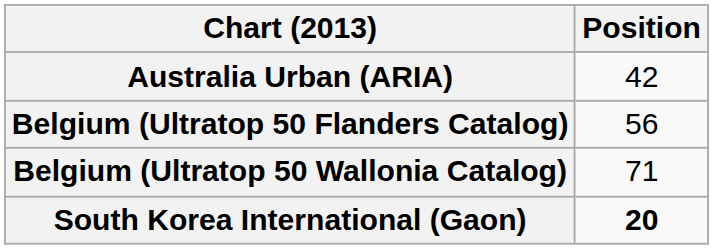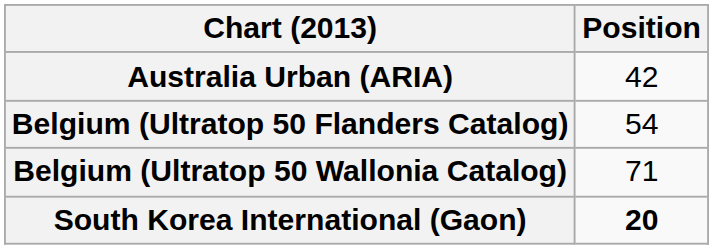(642, 123) 56 -> (642, 123) 54
